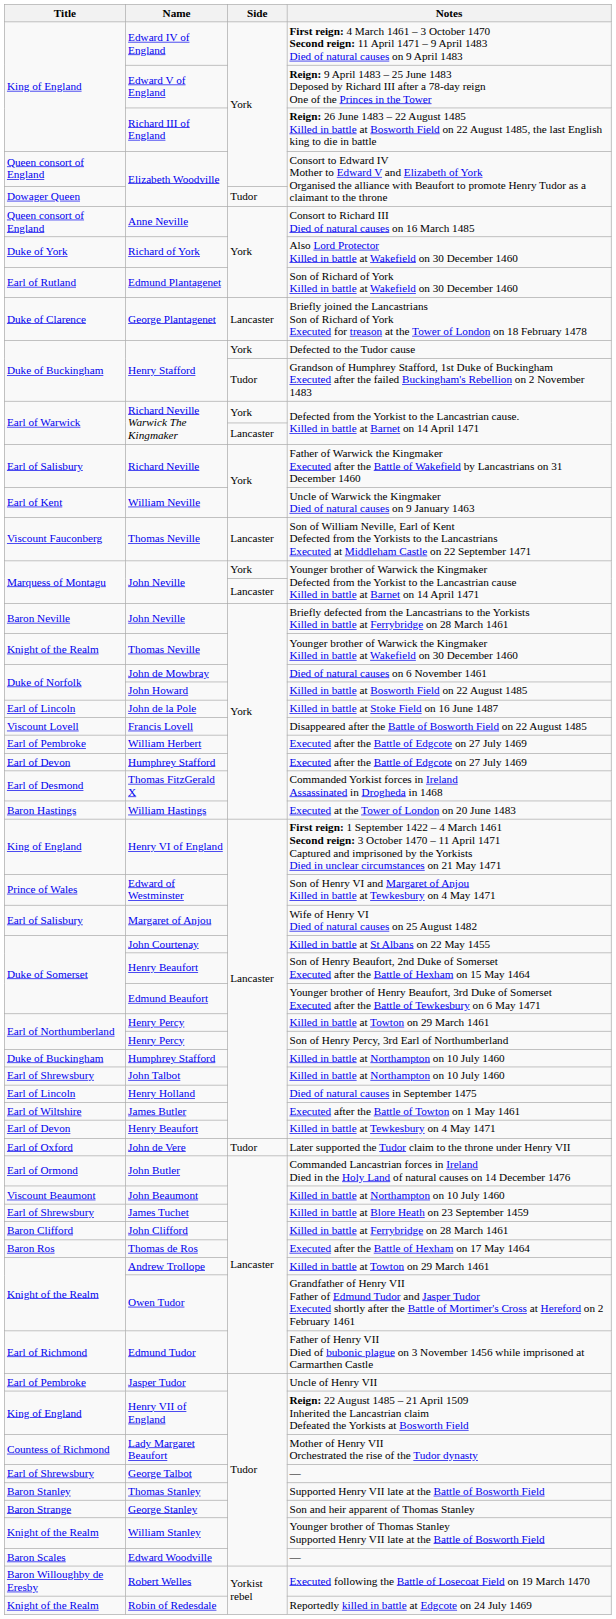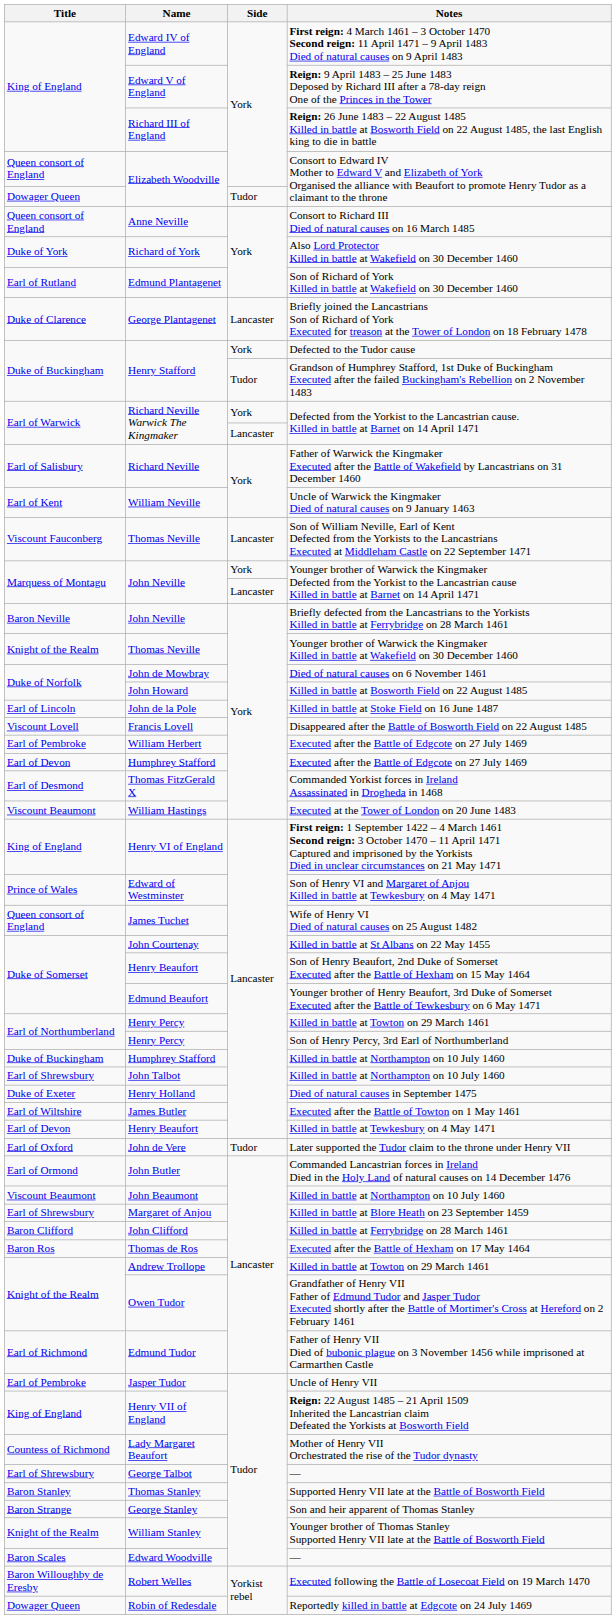(42, 810) Baron Hastings -> (51, 810) Viscount Beaumont
(45, 920) Earl of Salisbury -> (45, 920) Queen consort of England
(170, 920) Margaret of Anjou -> (158, 920) James Tuchet
(41, 1093) Earl of Lincoln -> (41, 1093) Duke of Exeter
(158, 1213) James Tuchet -> (170, 1213) Margaret of Anjou
(53, 1605) Knight of the Realm -> (43, 1605) Dowager Queen
